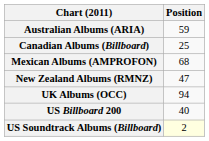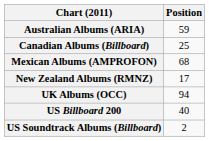(184, 78) 47 -> (184, 78) 17
(184, 128) lightyellow background -> (184, 128) no background
